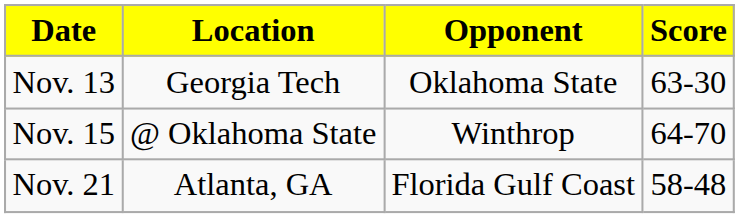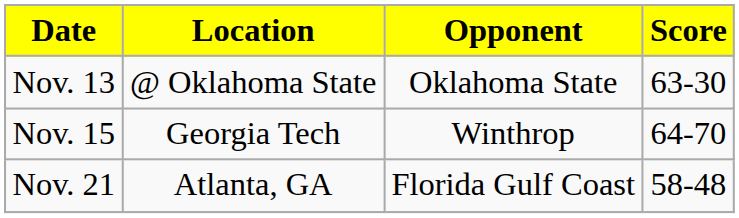(253, 81) Georgia Tech -> (253, 81) @ Oklahoma State
(253, 133) @ Oklahoma State -> (253, 133) Georgia Tech
